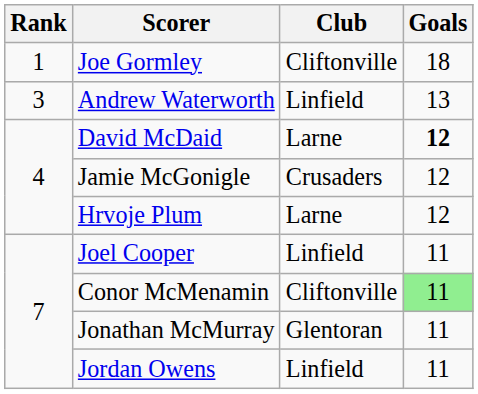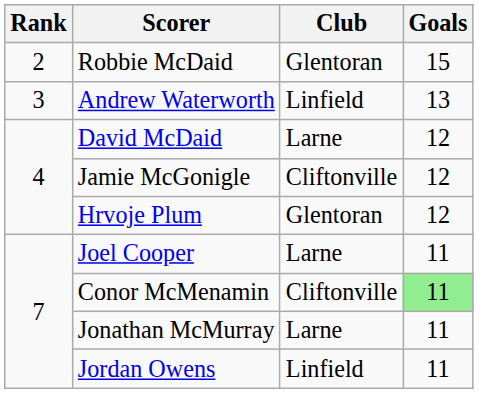- row: (140, 61)
+ row: (155, 61)
(438, 138) bold -> (438, 138) normal
(334, 176) Crusaders -> (342, 176) Cliftonville
(314, 215) Larne -> (334, 215) Glentoran
(325, 253) Linfield -> (314, 253) Larne
(334, 330) Glentoran -> (314, 330) Larne
